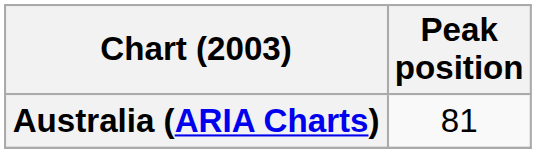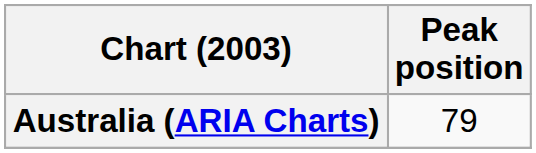(459, 120) 81 -> (459, 120) 79
